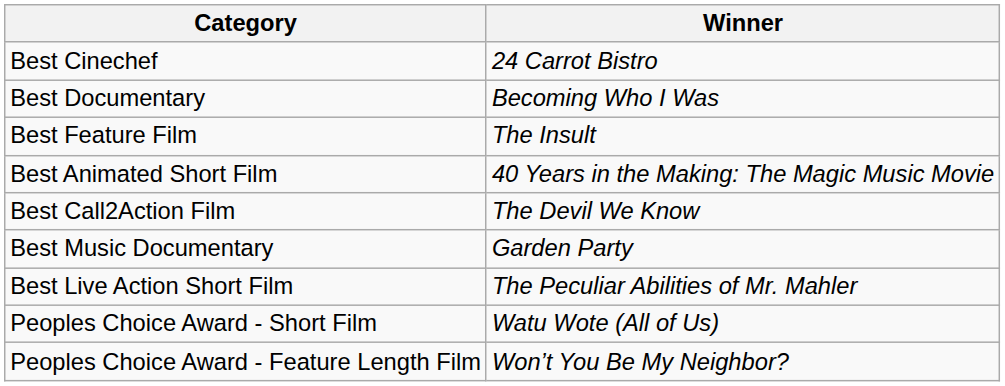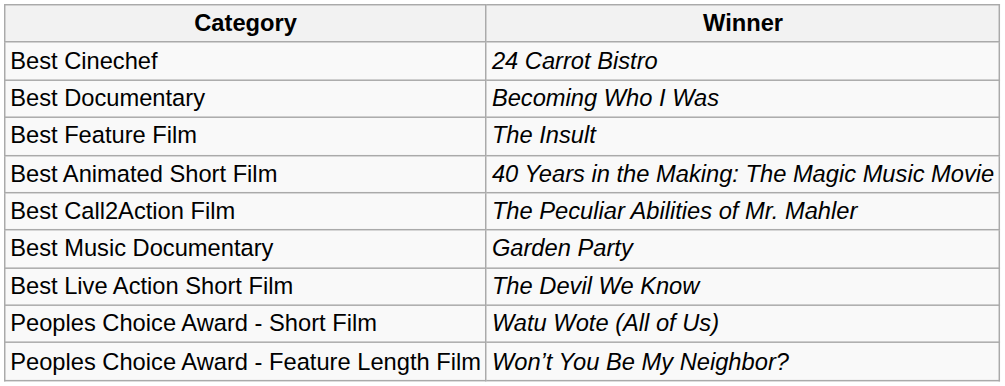(596, 211) The Devil We Know -> (675, 211) The Peculiar Abilities of Mr. Mahler
(675, 286) The Peculiar Abilities of Mr. Mahler -> (596, 286) The Devil We Know
